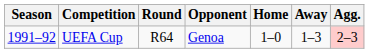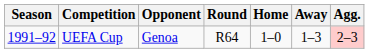columns swapped: (162, 15) <-> (217, 15)
